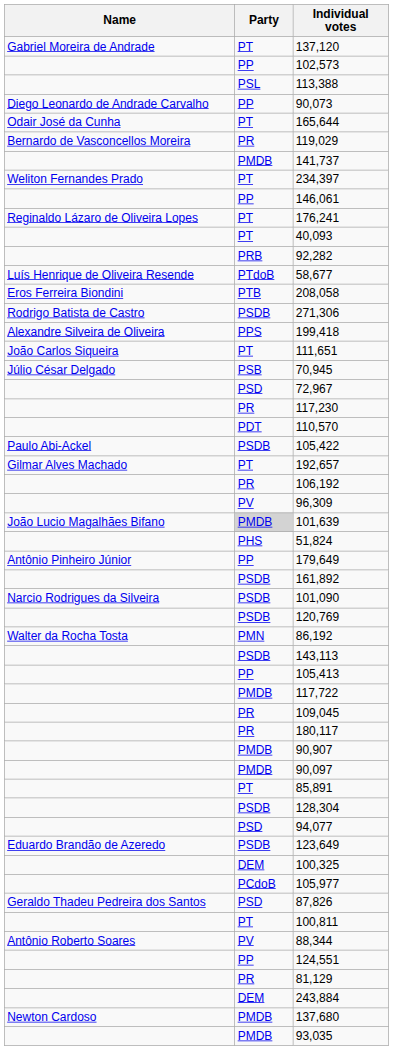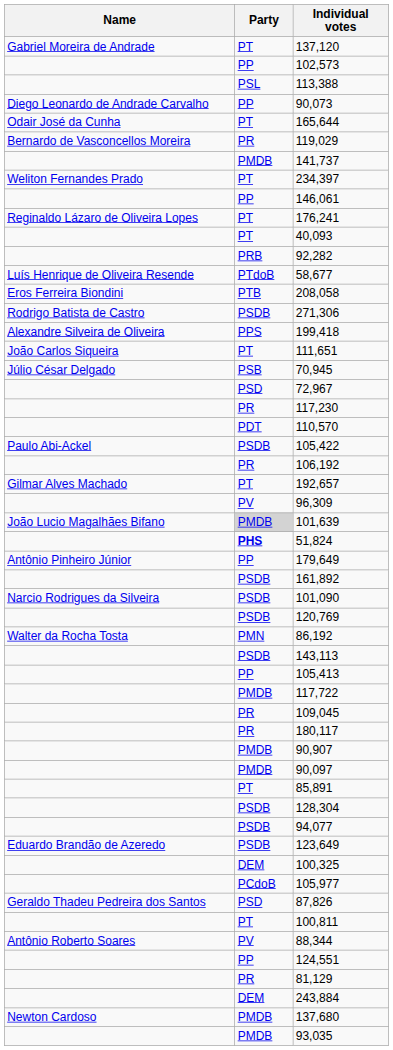rows swapped: (317, 465) <-> (317, 484)
(250, 541) normal -> (250, 541) bold
(250, 826) PSD -> (254, 826) PSDB
